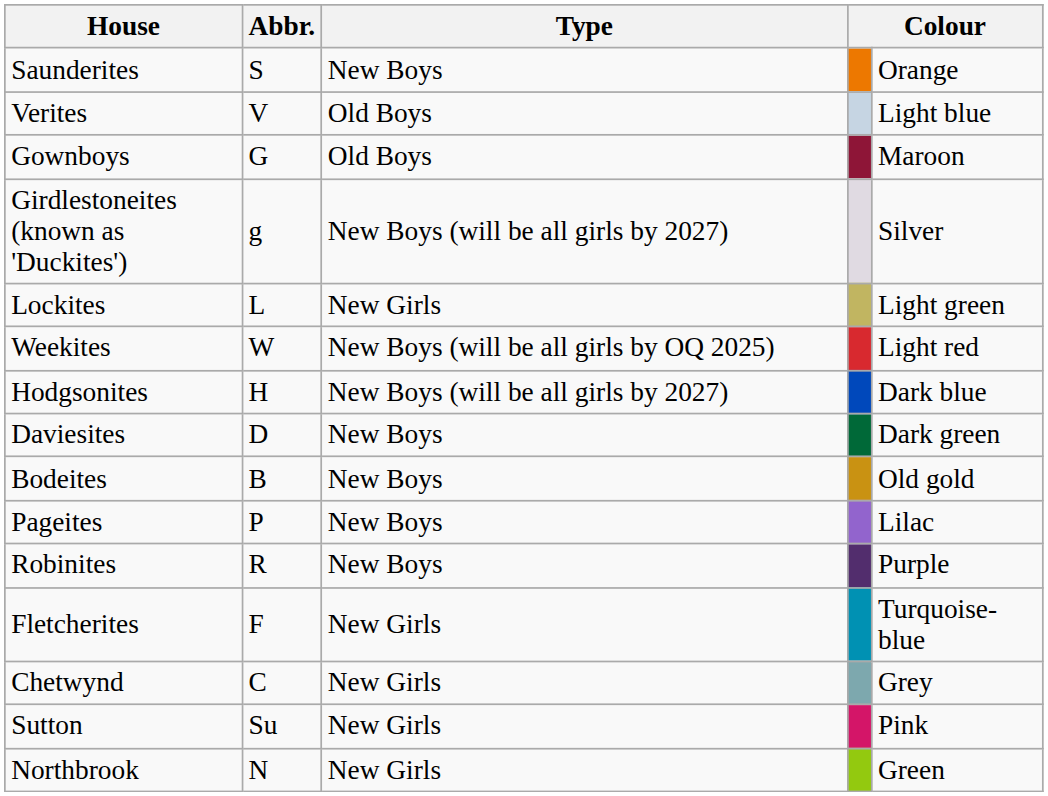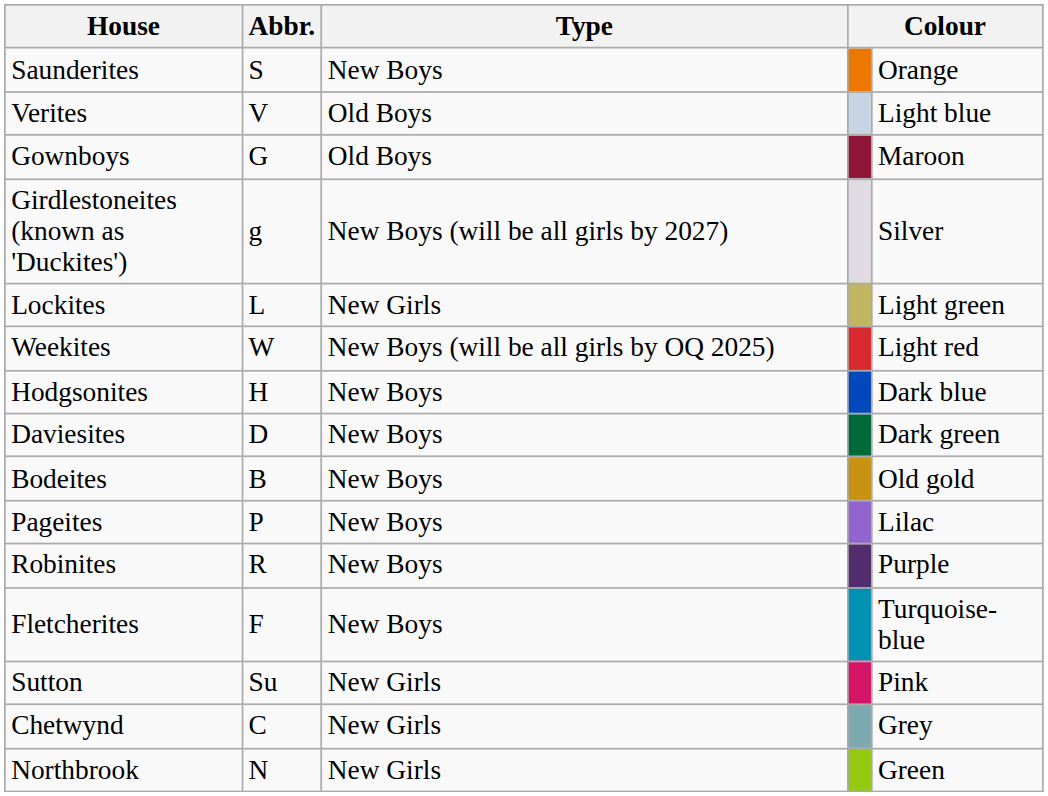(528, 391) New Boys (will be all girls by 2027) -> (385, 391) New Boys
(384, 623) New Girls -> (385, 623) New Boys
rows swapped: (47, 726) <-> (67, 682)
